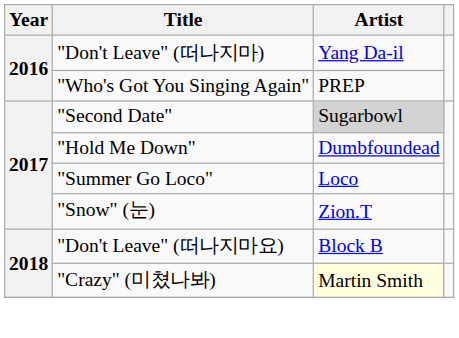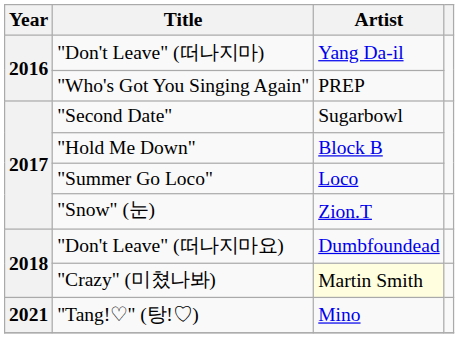(361, 116) lightgrey background -> (361, 116) no background
(379, 147) Dumbfoundead -> (351, 147) Block B
(351, 245) Block B -> (379, 245) Dumbfoundead
+ row: (128, 314)
